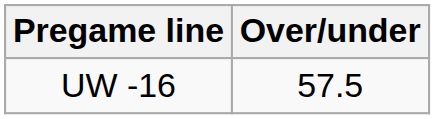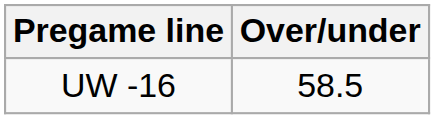(330, 85) 57.5 -> (330, 85) 58.5
